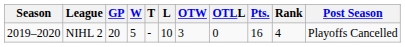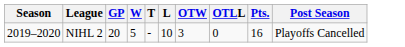- column: (289, 13)
